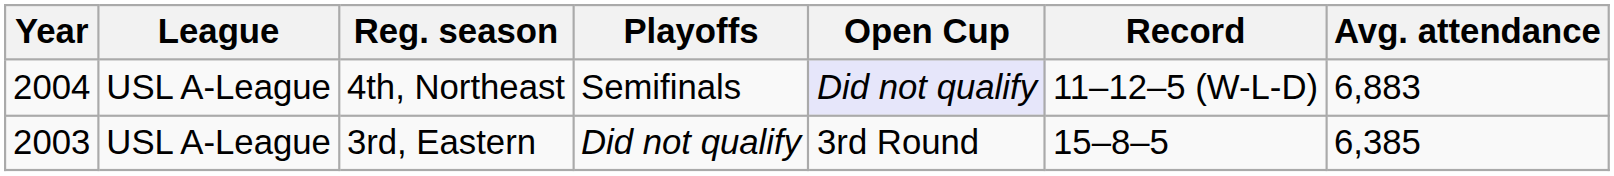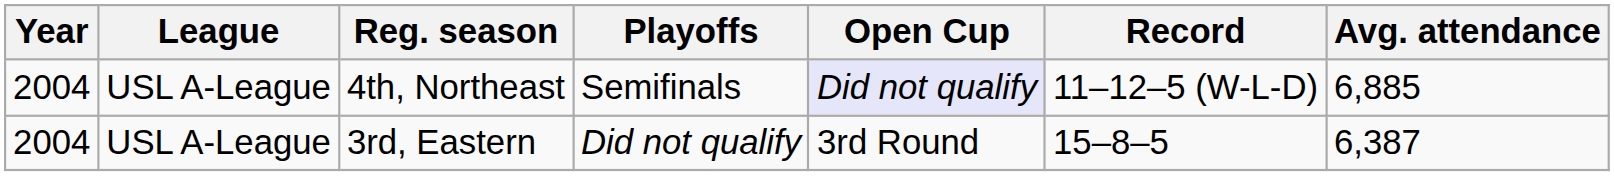(1377, 87) 6,883 -> (1377, 87) 6,885
(52, 142) 2003 -> (52, 142) 2004
(1377, 142) 6,385 -> (1377, 142) 6,387
